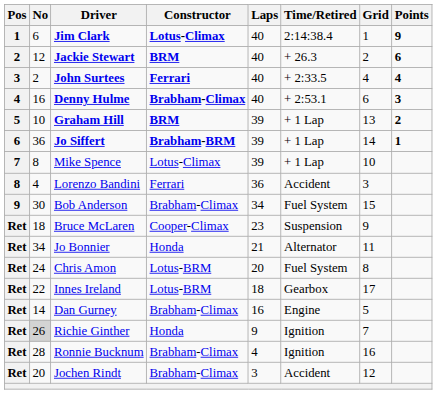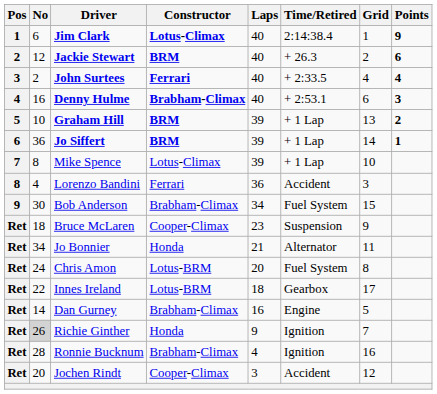(192, 141) Brabham-BRM -> (164, 141) BRM
(194, 373) Brabham-Climax -> (189, 373) Cooper-Climax
